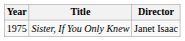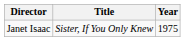columns swapped: (17, 12) <-> (156, 12)
